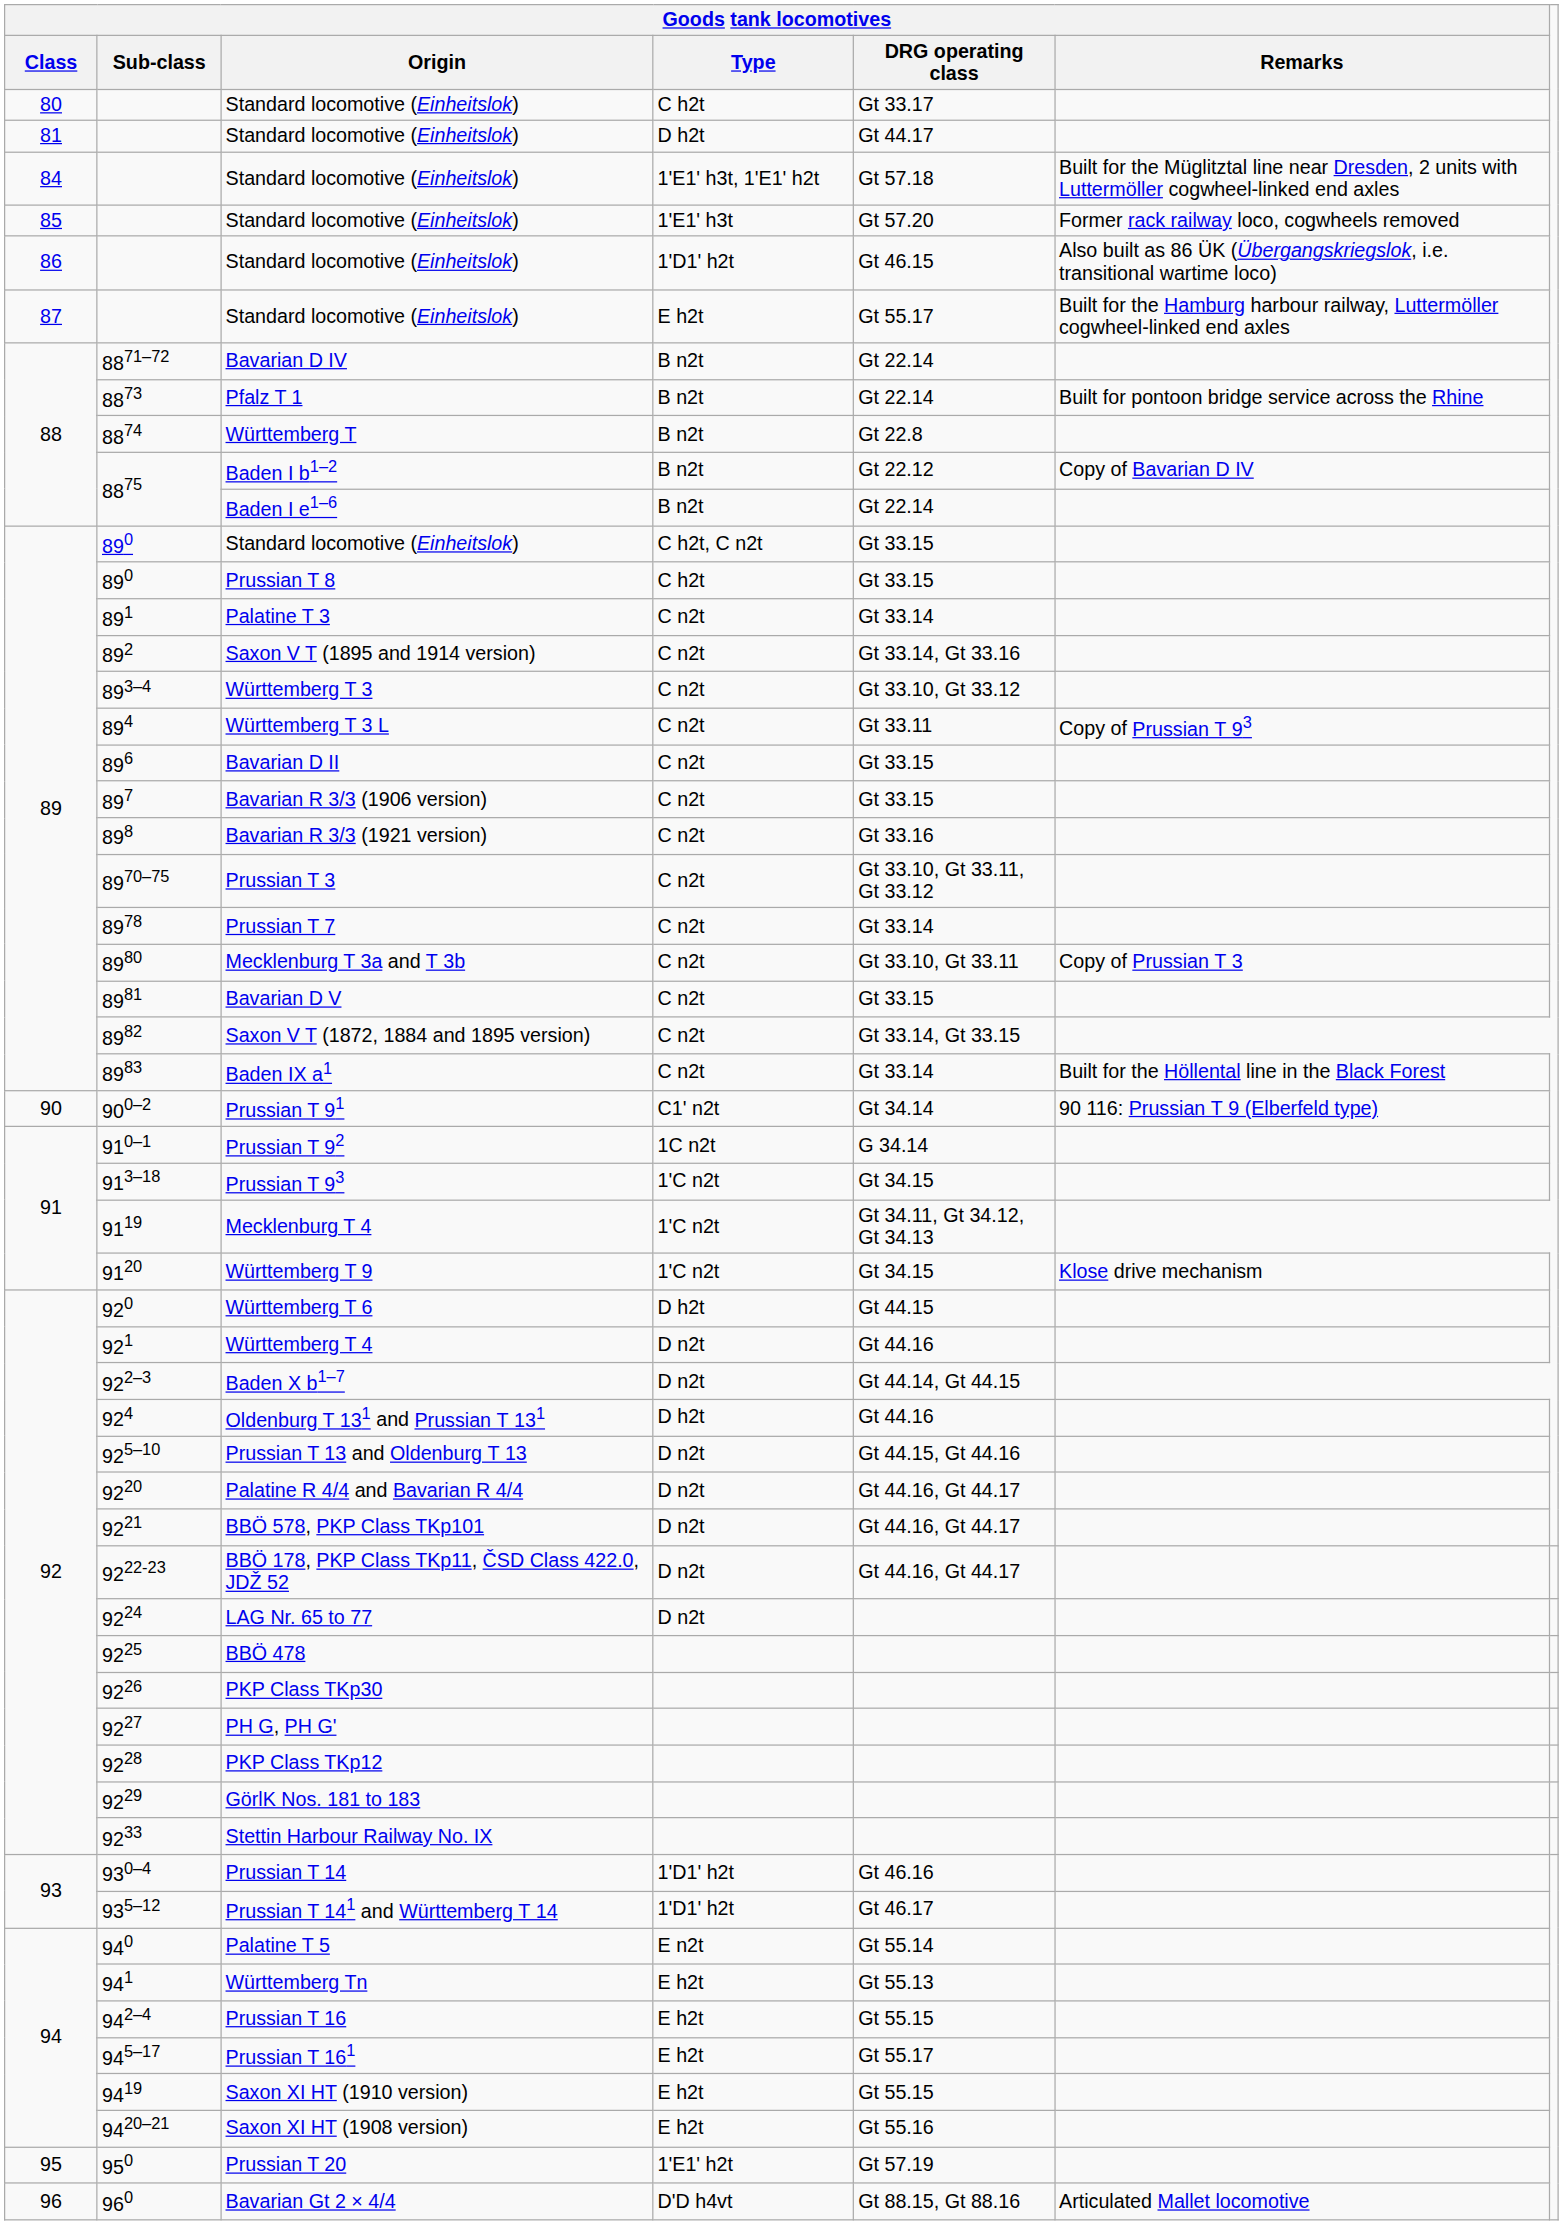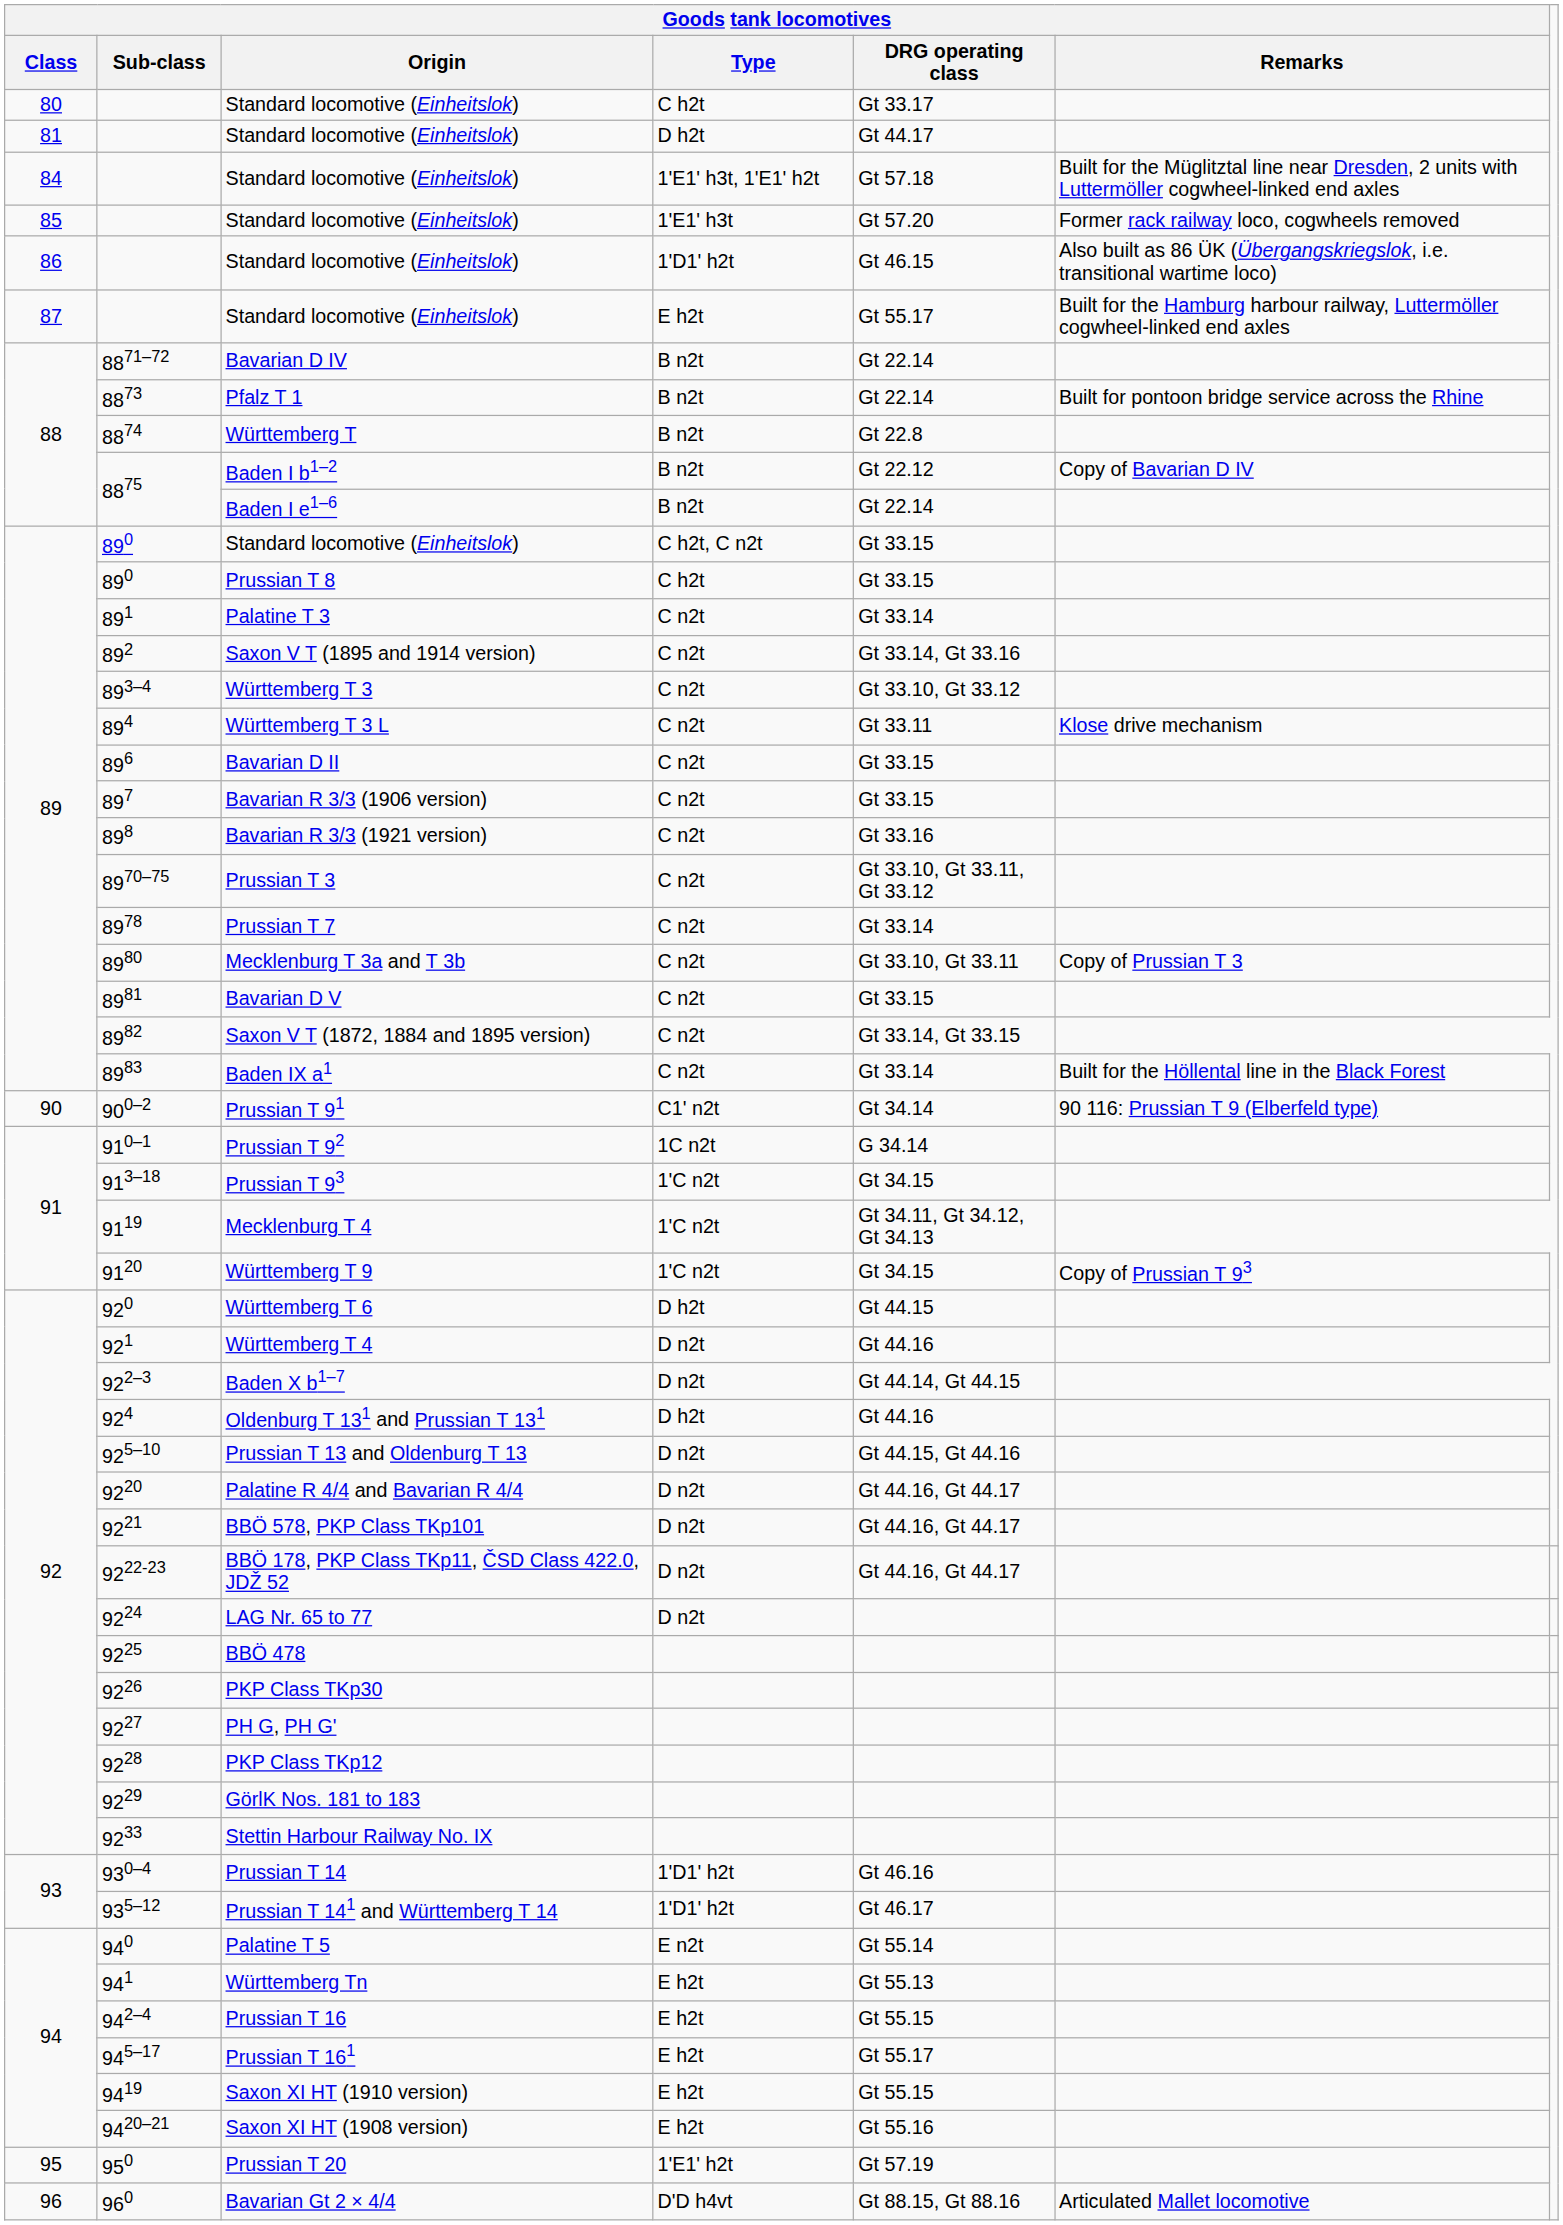(1155, 726) Copy of Prussian T 93 -> (1161, 726) Klose drive mechanism
(1161, 1271) Klose drive mechanism -> (1155, 1271) Copy of Prussian T 93
